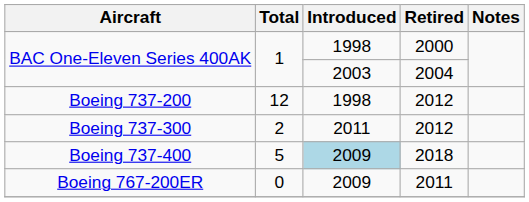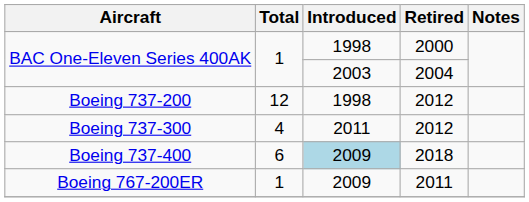(279, 127) 2 -> (279, 127) 4
(279, 155) 5 -> (279, 155) 6
(279, 182) 0 -> (279, 182) 1
